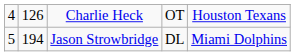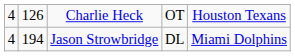(11, 39) 5 -> (11, 39) 4
